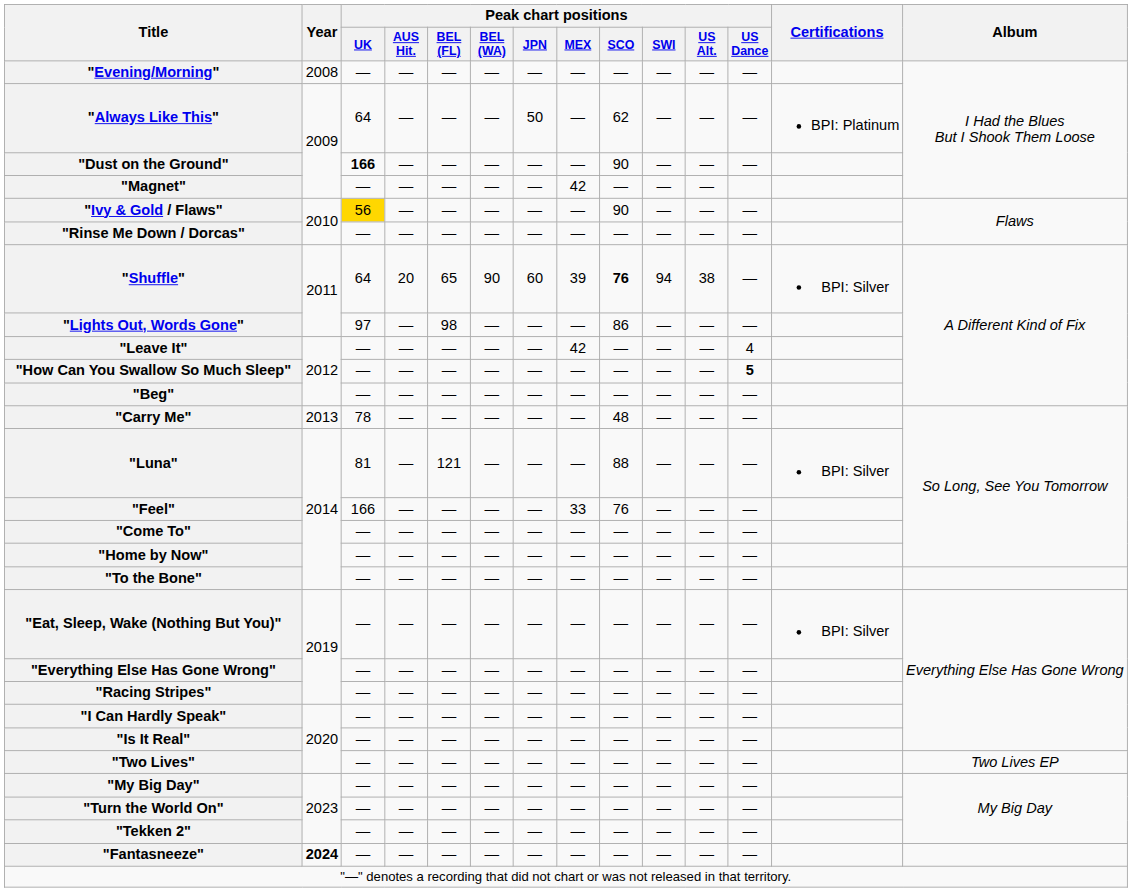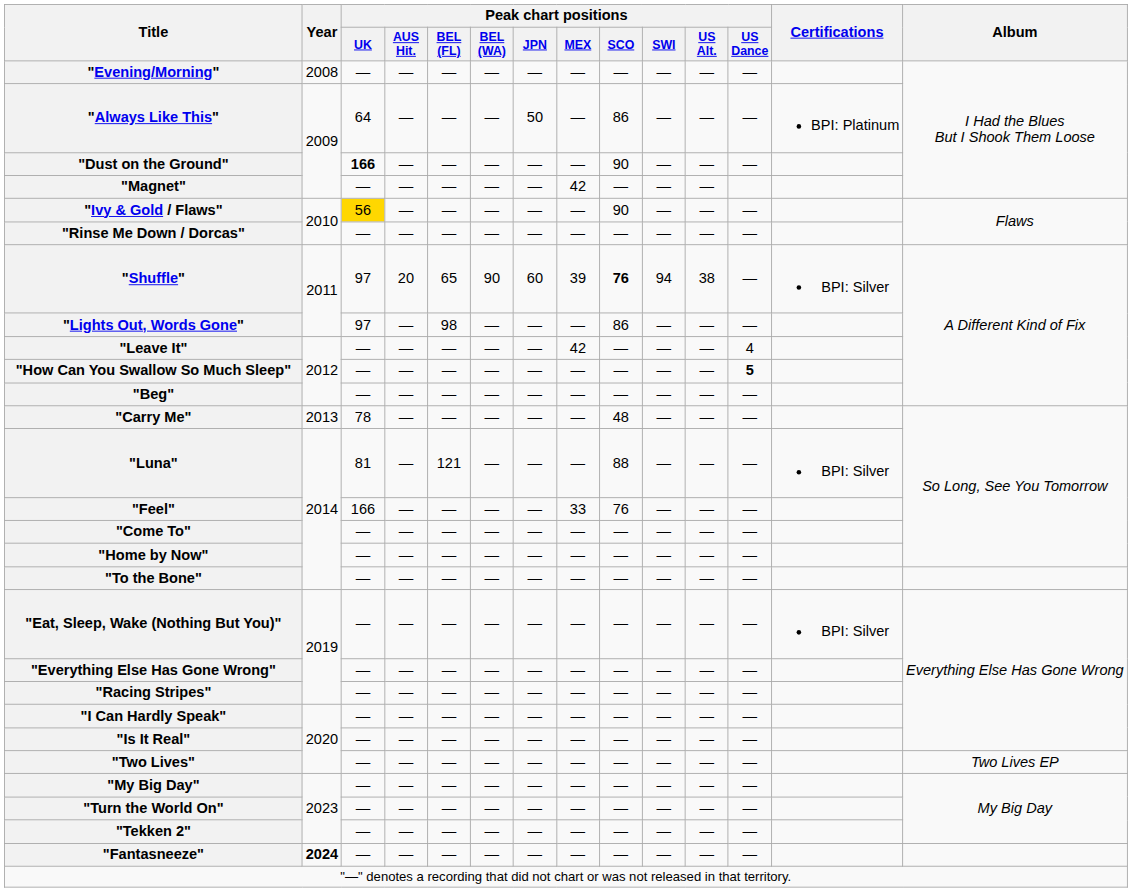(621, 118) 62 -> (621, 118) 86
(363, 279) 64 -> (363, 279) 97
